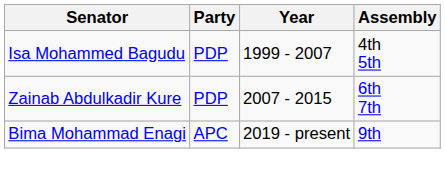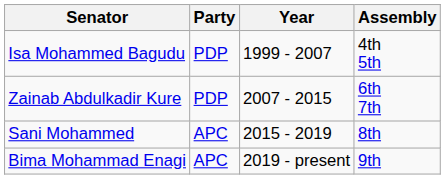+ row: (71, 134)
